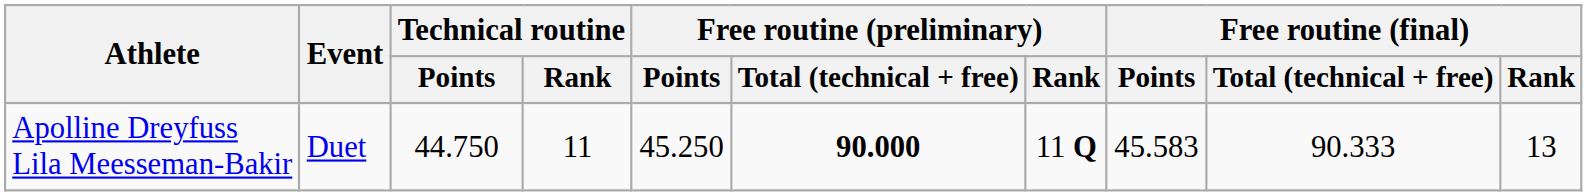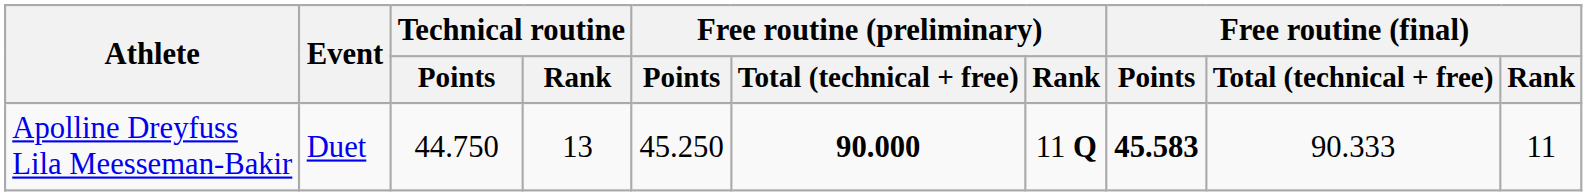(578, 146) 11 -> (578, 146) 13
(1157, 146) normal -> (1157, 146) bold
(1541, 146) 13 -> (1541, 146) 11
